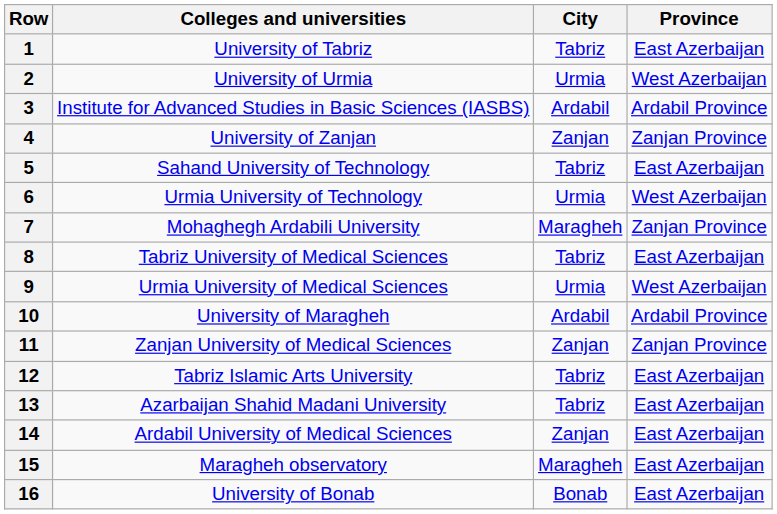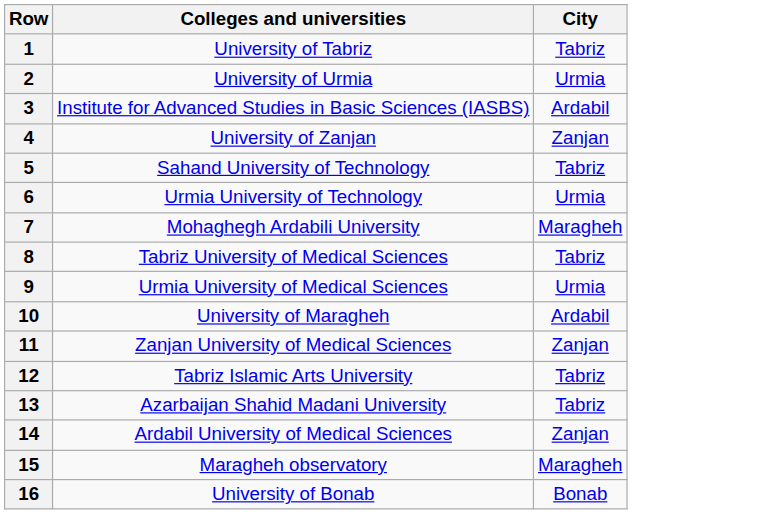- column: (699, 19)
